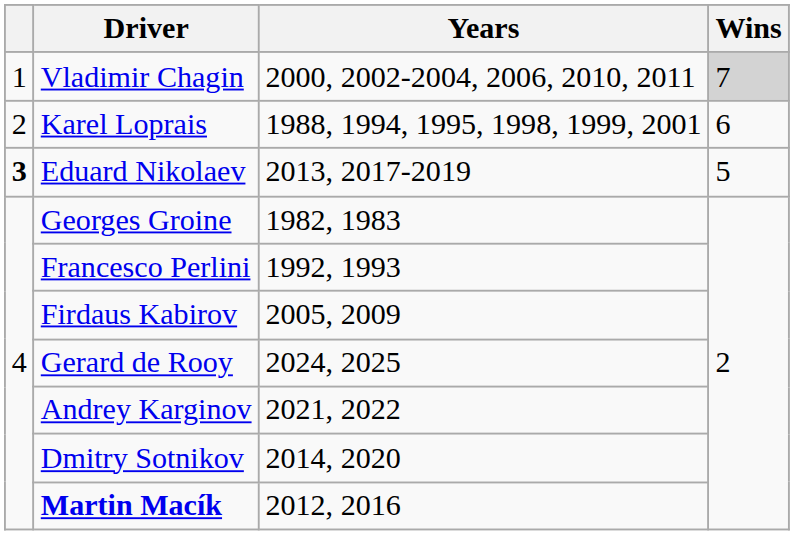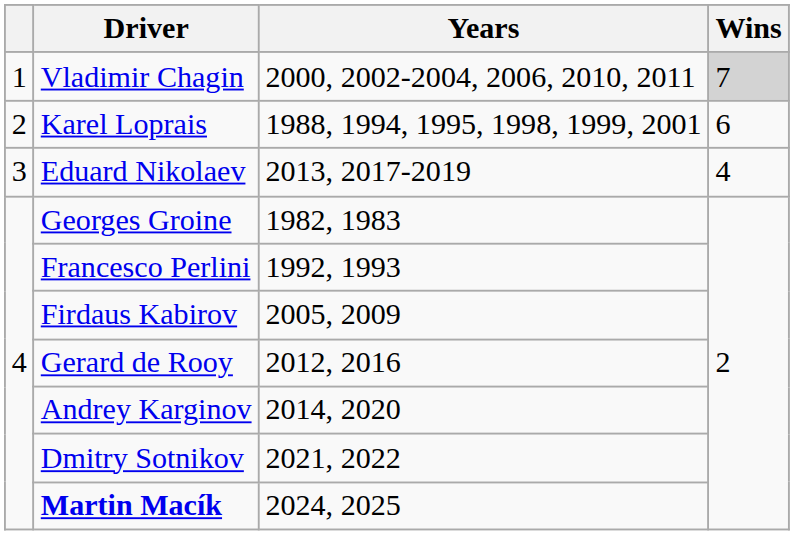(19, 171) bold -> (19, 171) normal
(723, 171) 5 -> (723, 171) 4
(333, 362) 2024, 2025 -> (333, 362) 2012, 2016
(333, 409) 2021, 2022 -> (333, 409) 2014, 2020
(333, 457) 2014, 2020 -> (333, 457) 2021, 2022
(333, 505) 2012, 2016 -> (333, 505) 2024, 2025
